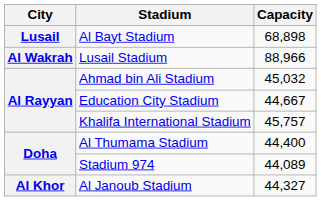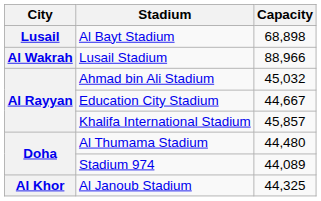(285, 121) 45,757 -> (285, 121) 45,857
(285, 143) 44,400 -> (285, 143) 44,480
(285, 185) 44,327 -> (285, 185) 44,325
